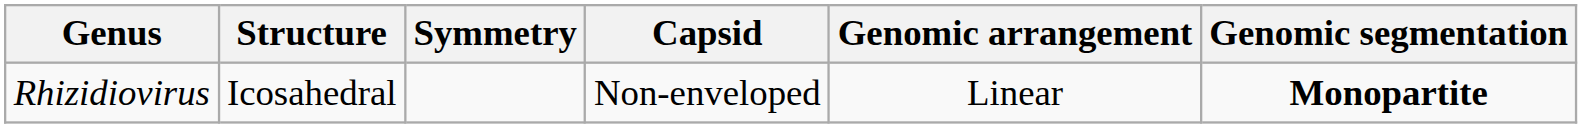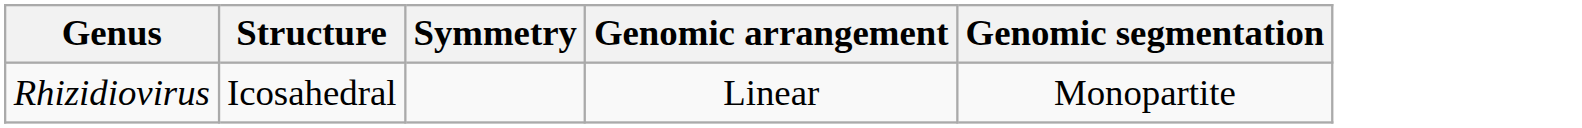- column: (707, 33)
(1389, 92) bold -> (1145, 92) normal
